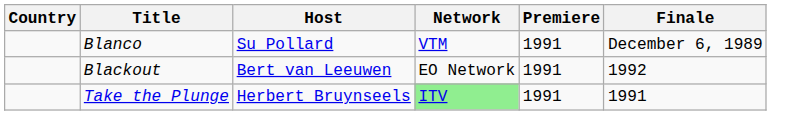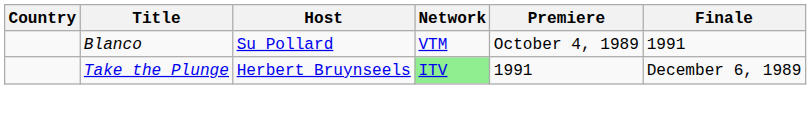(542, 44) 1991 -> (566, 44) October 4, 1989
(685, 44) December 6, 1989 -> (666, 44) 1991
- row: (123, 70)
(627, 97) 1991 -> (724, 70) December 6, 1989
